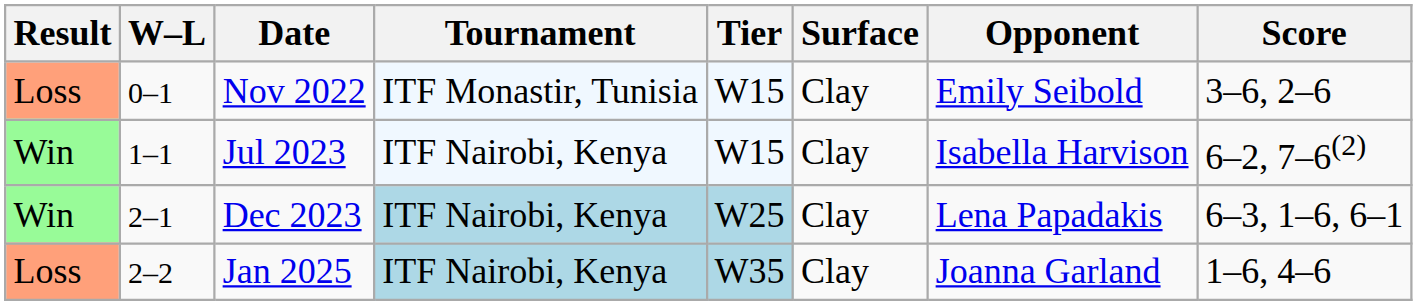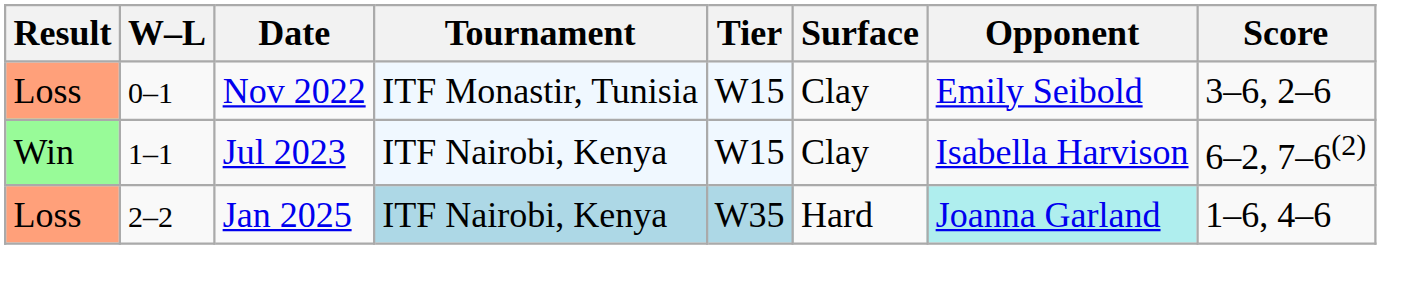- row: (292, 214)
(835, 271) Clay -> (837, 214) Hard
(1048, 271) no background -> (1048, 214) paleturquoise background
